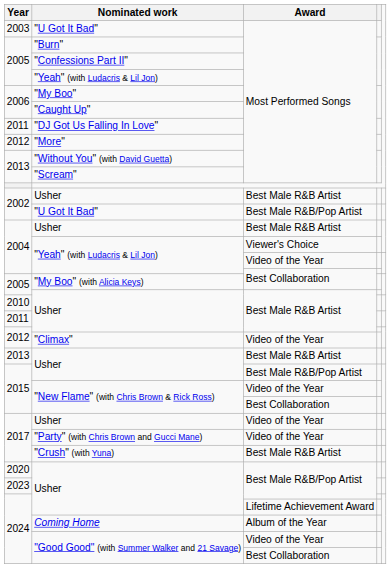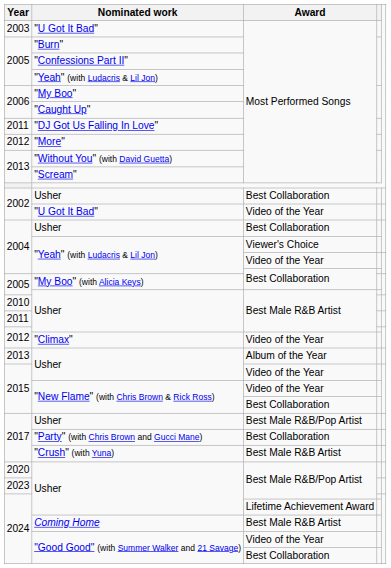(293, 195) Best Male R&B Artist -> (288, 195) Best Collaboration
(304, 212) Best Male R&B/Pop Artist -> (285, 212) Video of the Year
(293, 228) Best Male R&B Artist -> (288, 228) Best Collaboration
(293, 356) Best Male R&B Artist -> (286, 356) Album of the Year
(304, 372) Best Male R&B/Pop Artist -> (285, 372) Video of the Year
(285, 421) Video of the Year -> (304, 421) Best Male R&B/Pop Artist
(285, 437) Video of the Year -> (288, 437) Best Collaboration
(286, 523) Album of the Year -> (293, 523) Best Male R&B Artist
